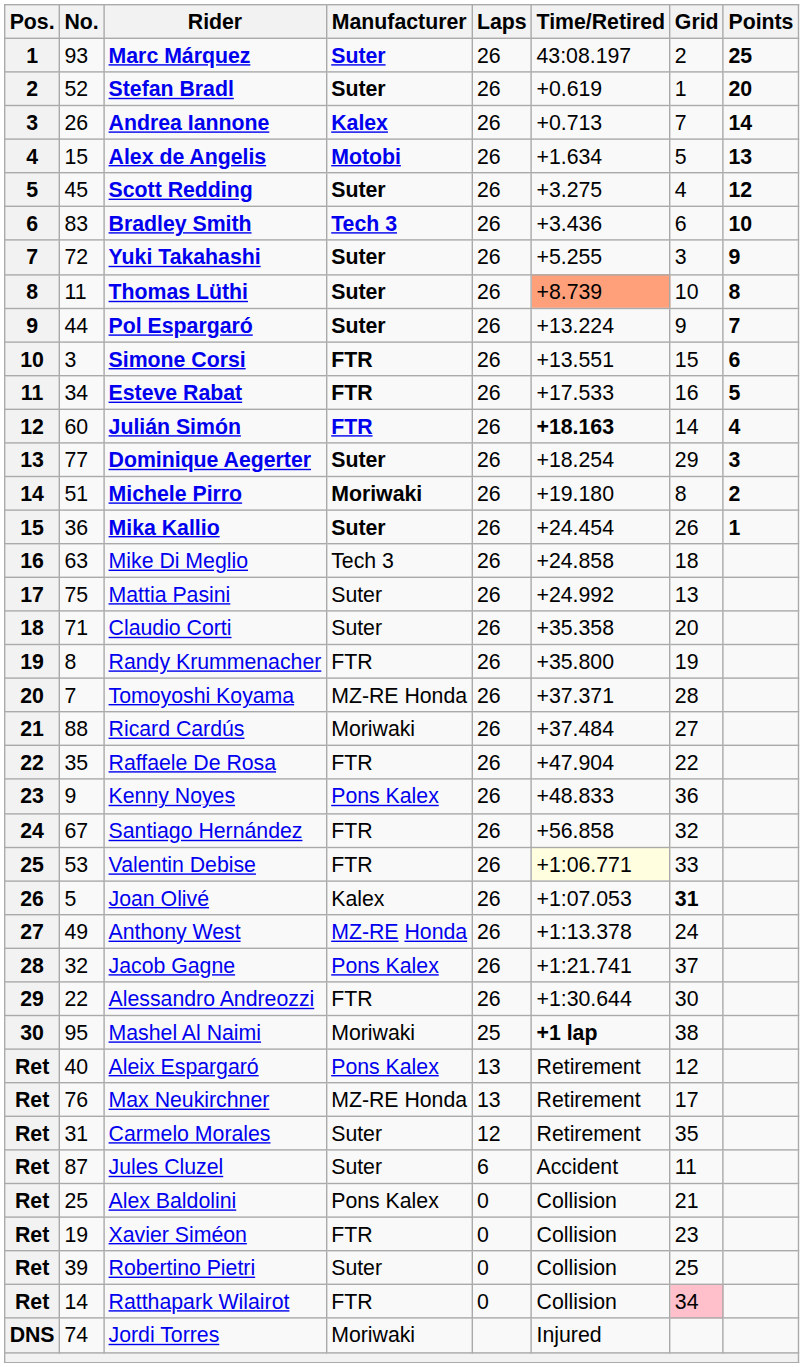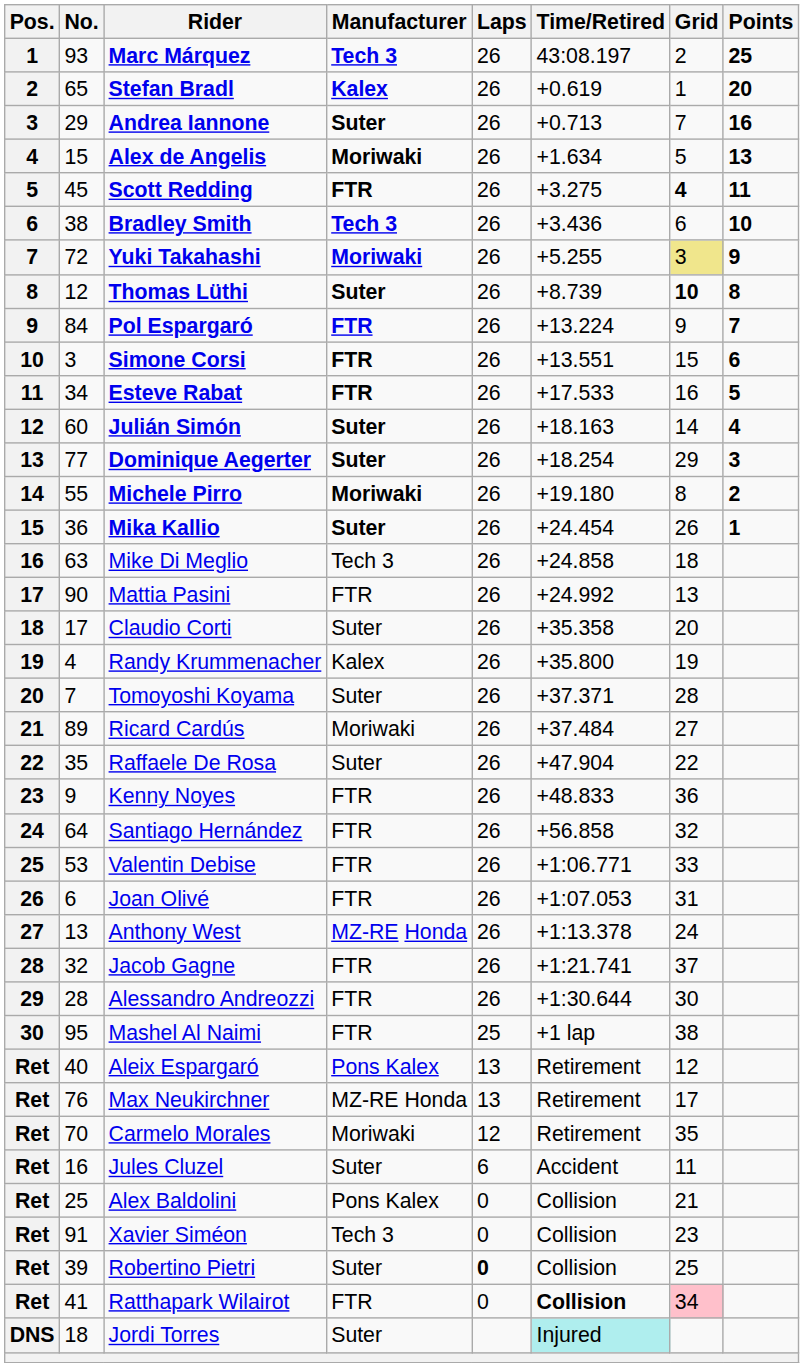(358, 55) Suter -> (364, 55) Tech 3
(76, 89) 52 -> (76, 89) 65
(358, 89) Suter -> (360, 89) Kalex
(76, 123) 26 -> (76, 123) 29
(360, 123) Kalex -> (358, 123) Suter
(740, 123) 14 -> (740, 123) 16
(366, 156) Motobi -> (377, 156) Moriwaki
(358, 190) Suter -> (352, 190) FTR
(681, 190) normal -> (681, 190) bold
(740, 190) 12 -> (740, 190) 11
(76, 224) 83 -> (76, 224) 38
(358, 258) Suter -> (377, 258) Moriwaki
(681, 258) no background -> (681, 258) khaki background
(75, 291) 11 -> (76, 291) 12
(569, 291) lightsalmon background -> (569, 291) no background
(687, 291) normal -> (687, 291) bold
(76, 325) 44 -> (76, 325) 84
(358, 325) Suter -> (352, 325) FTR
(352, 426) FTR -> (358, 426) Suter
(575, 426) bold -> (575, 426) normal
(76, 493) 51 -> (76, 493) 55
(76, 594) 75 -> (76, 594) 90
(357, 594) Suter -> (352, 594) FTR
(76, 628) 71 -> (76, 628) 17
(70, 662) 8 -> (70, 662) 4
(352, 662) FTR -> (358, 662) Kalex
(399, 695) MZ-RE Honda -> (357, 695) Suter
(76, 729) 88 -> (76, 729) 89
(352, 763) FTR -> (357, 763) Suter
(385, 797) Pons Kalex -> (352, 797) FTR
(76, 830) 67 -> (76, 830) 64
(584, 864) lightyellow background -> (584, 864) no background
(70, 898) 5 -> (70, 898) 6
(358, 898) Kalex -> (352, 898) FTR
(687, 898) bold -> (687, 898) normal
(76, 931) 49 -> (76, 931) 13
(385, 965) Pons Kalex -> (352, 965) FTR
(76, 999) 22 -> (76, 999) 28
(373, 1032) Moriwaki -> (352, 1032) FTR
(567, 1032) bold -> (566, 1032) normal
(76, 1133) 31 -> (76, 1133) 70
(357, 1133) Suter -> (373, 1133) Moriwaki
(76, 1167) 87 -> (76, 1167) 16
(76, 1234) 19 -> (76, 1234) 91
(352, 1234) FTR -> (363, 1234) Tech 3
(483, 1268) normal -> (483, 1268) bold
(76, 1302) 14 -> (76, 1302) 41
(577, 1302) normal -> (581, 1302) bold
(76, 1336) 74 -> (76, 1336) 18
(373, 1336) Moriwaki -> (357, 1336) Suter
(569, 1336) no background -> (569, 1336) paleturquoise background
